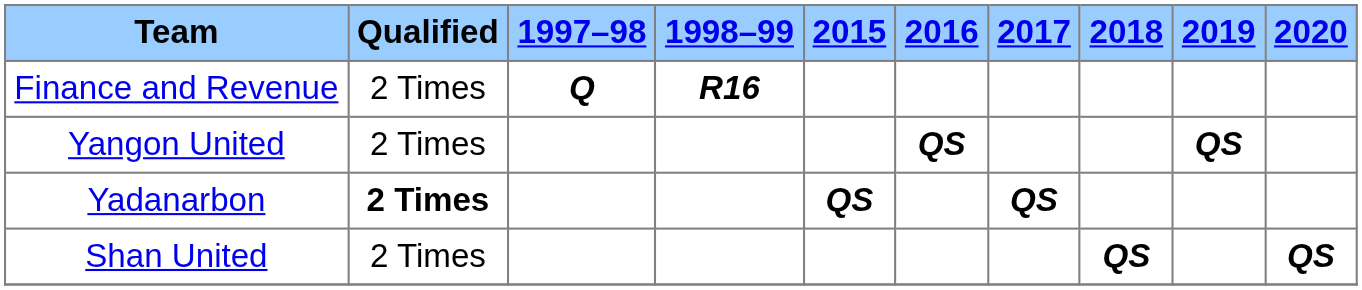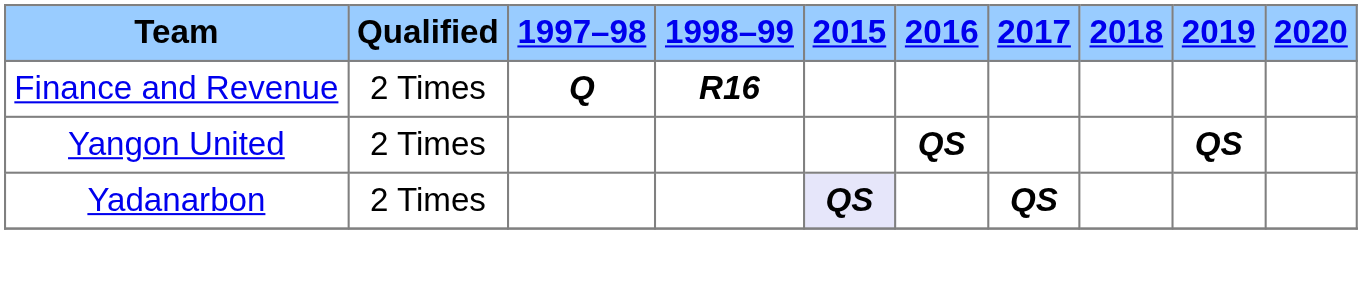(428, 200) bold -> (428, 200) normal
(849, 200) no background -> (849, 200) lavender background
- row: (176, 256)
